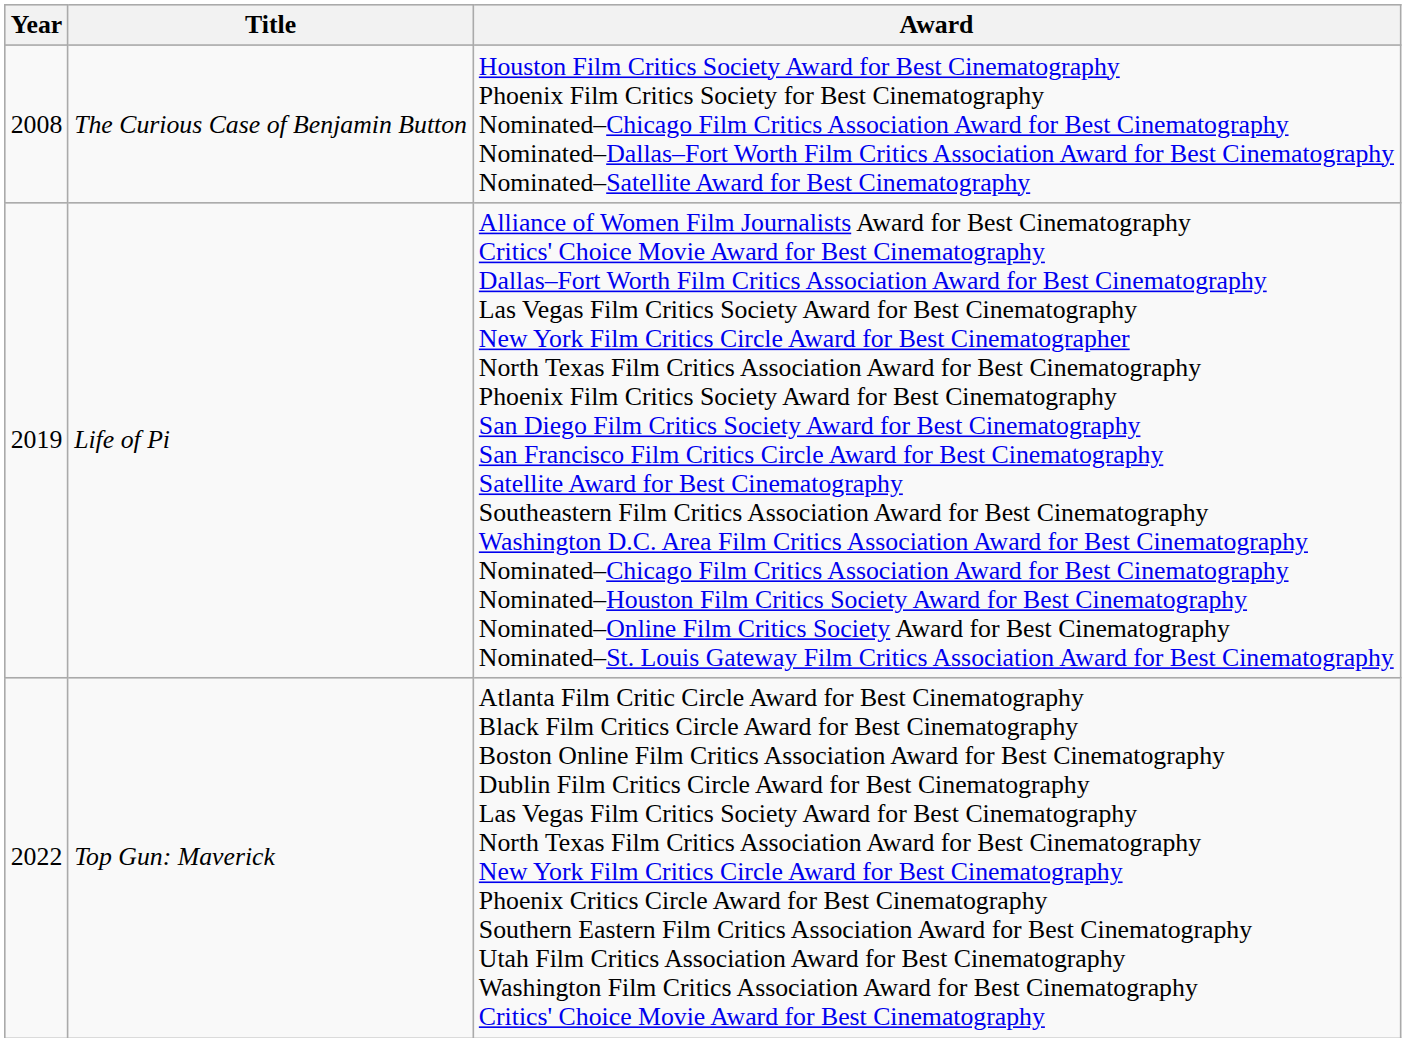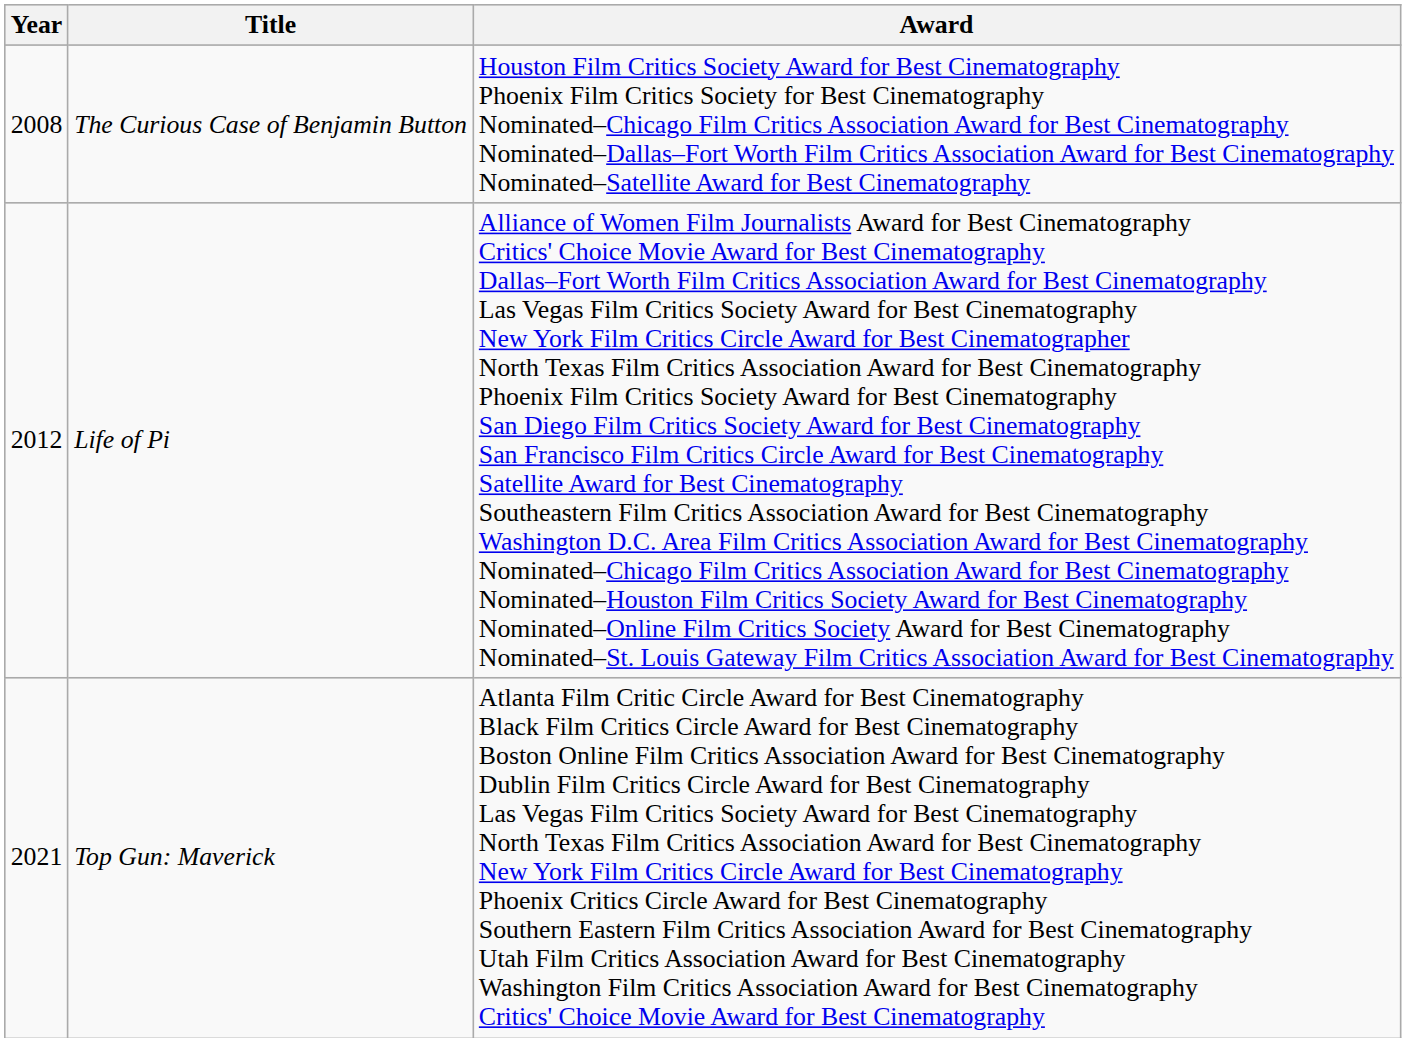(37, 439) 2019 -> (37, 439) 2012
(37, 857) 2022 -> (37, 857) 2021
